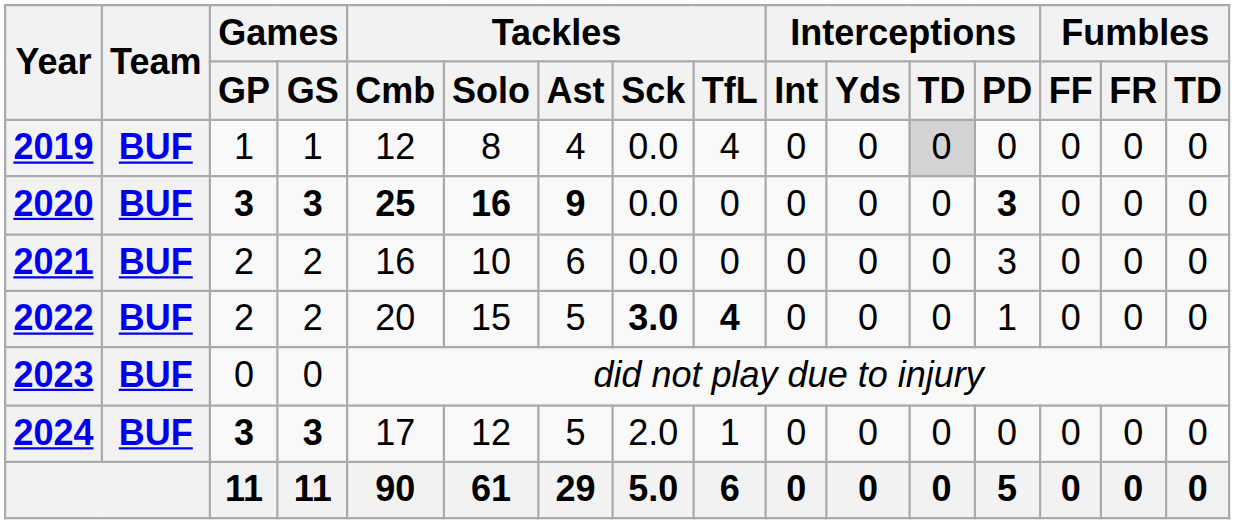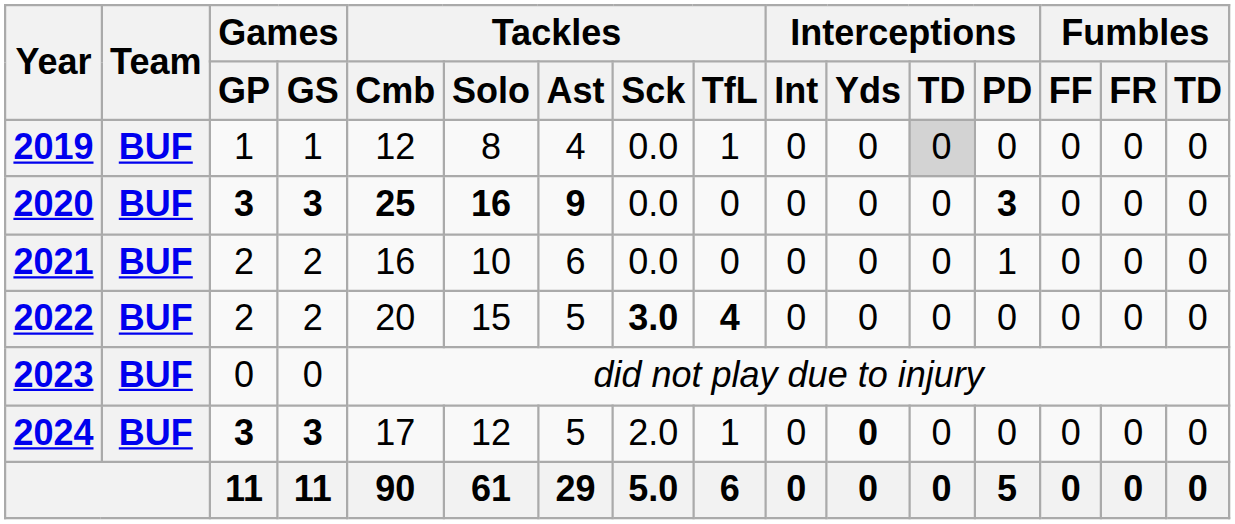(730, 147) 4 -> (730, 147) 1
(1007, 261) 3 -> (1007, 261) 1
(1007, 318) 1 -> (1007, 318) 0
(868, 432) normal -> (868, 432) bold
